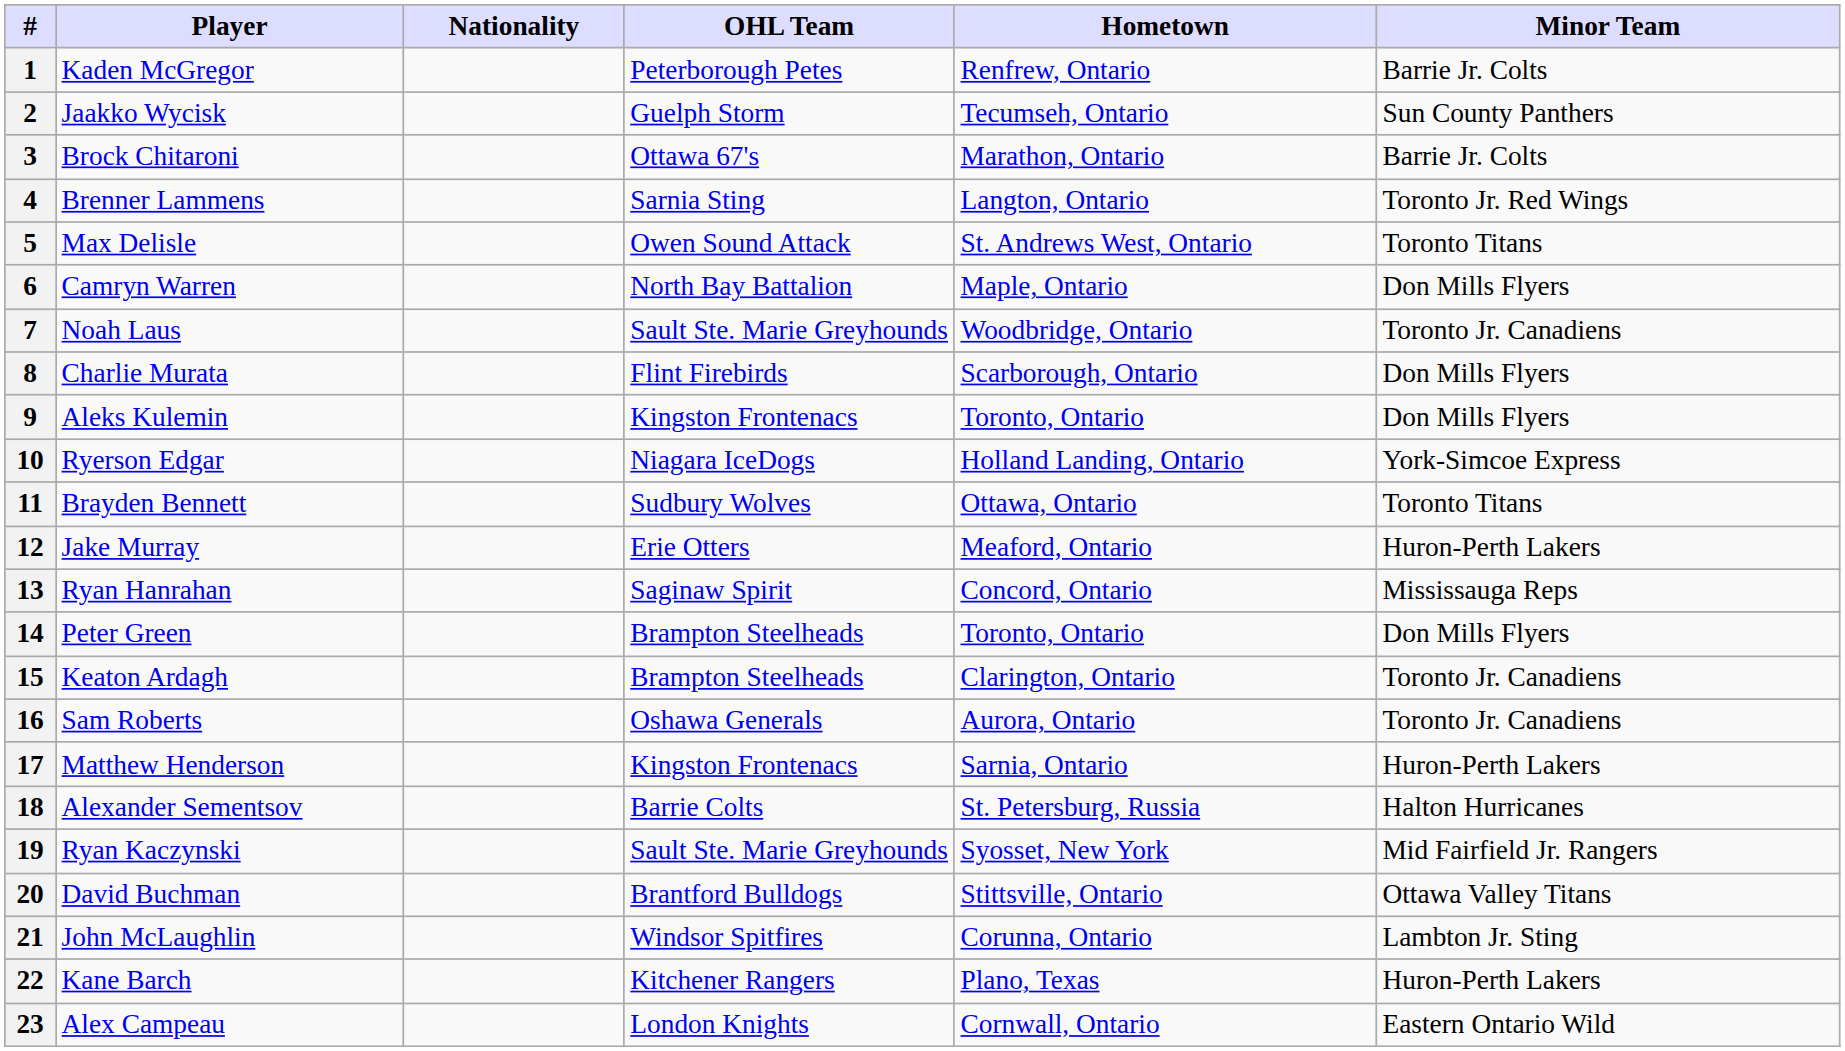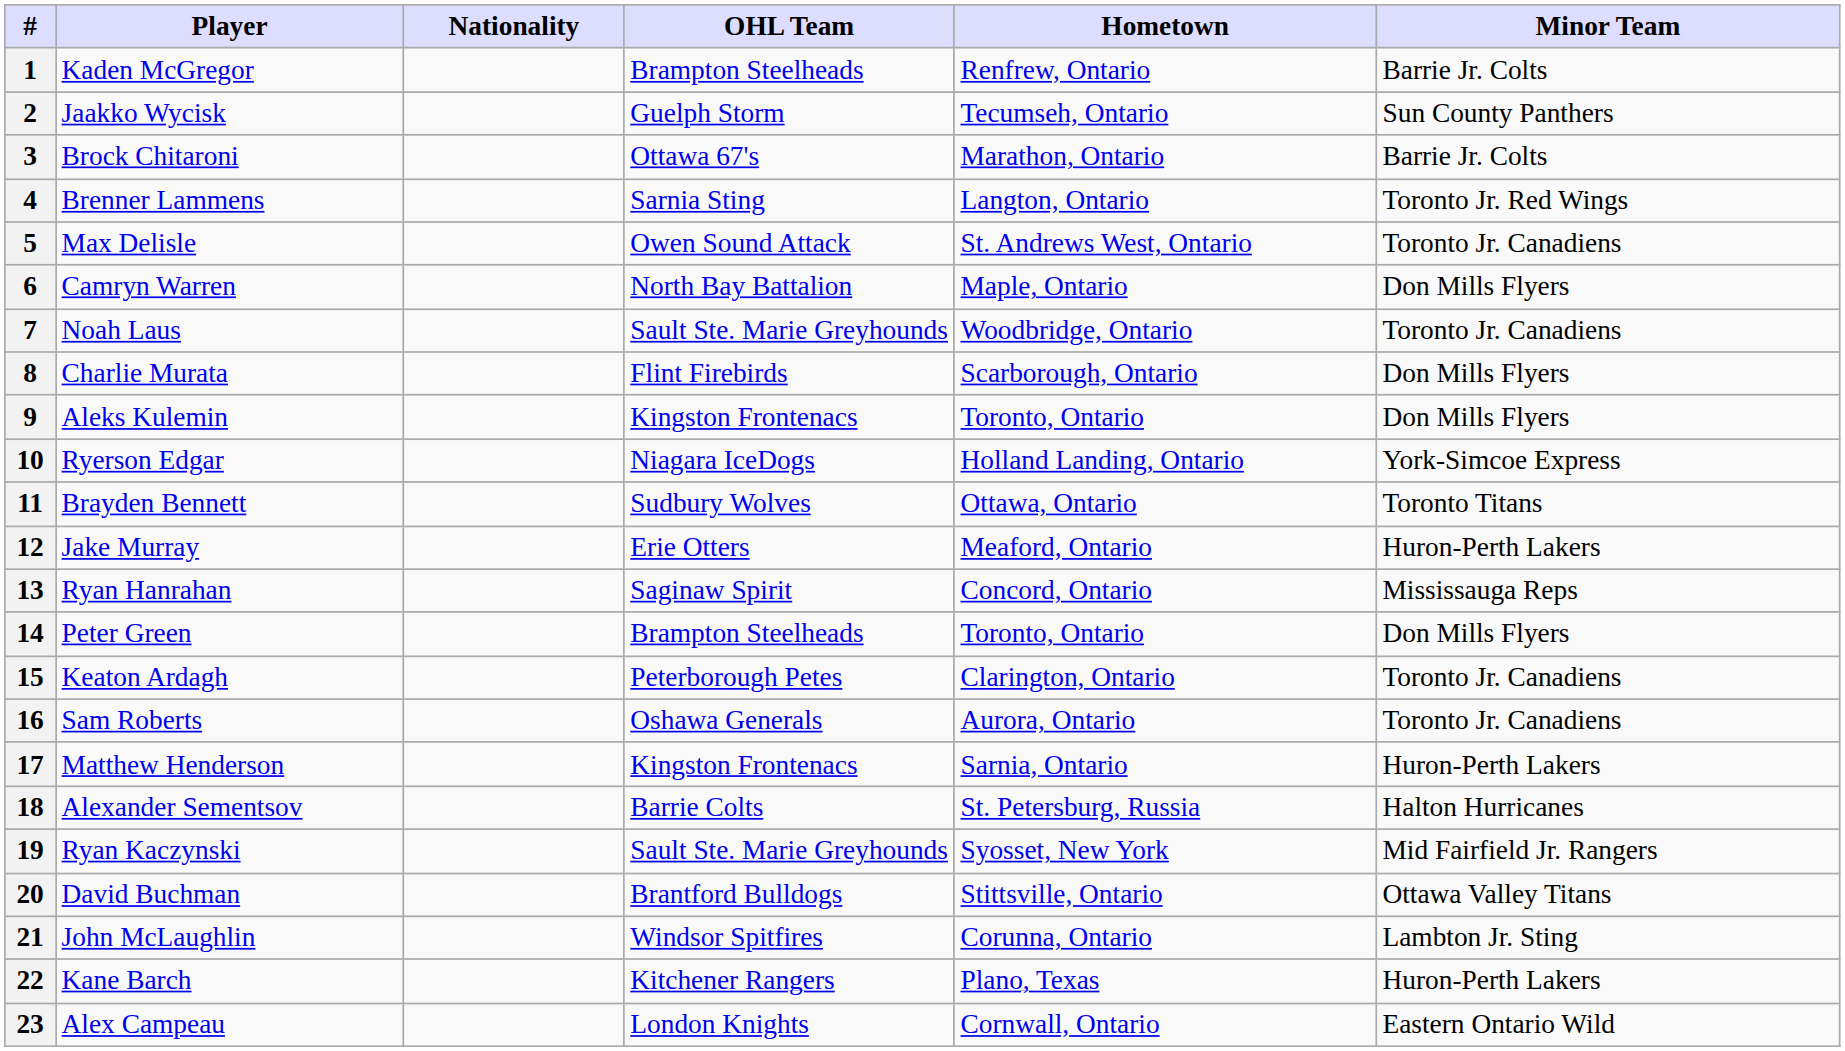(736, 69) Peterborough Petes -> (747, 69) Brampton Steelheads
(1463, 243) Toronto Titans -> (1502, 243) Toronto Jr. Canadiens
(747, 677) Brampton Steelheads -> (736, 677) Peterborough Petes
